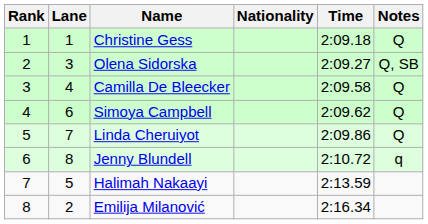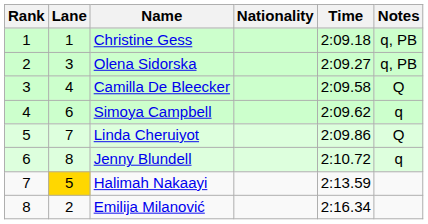(399, 40) Q -> (399, 40) q, PB
(399, 64) Q, SB -> (399, 64) q, PB
(399, 111) Q -> (399, 111) q
(69, 183) no background -> (69, 183) gold background
